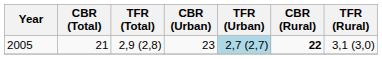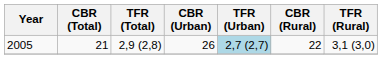(209, 44) 23 -> (209, 44) 26
(315, 44) bold -> (315, 44) normal
